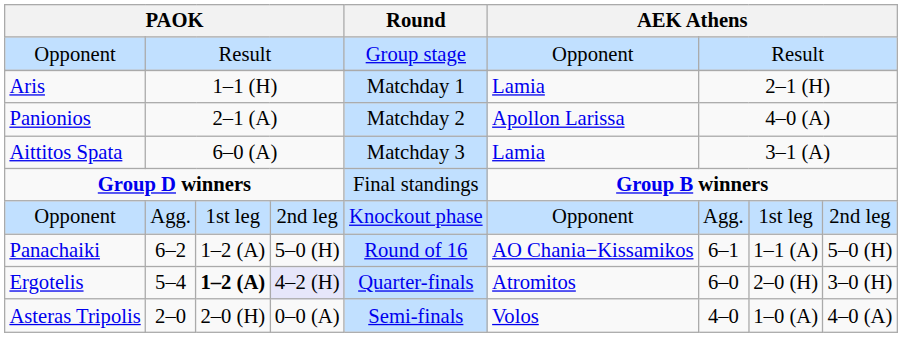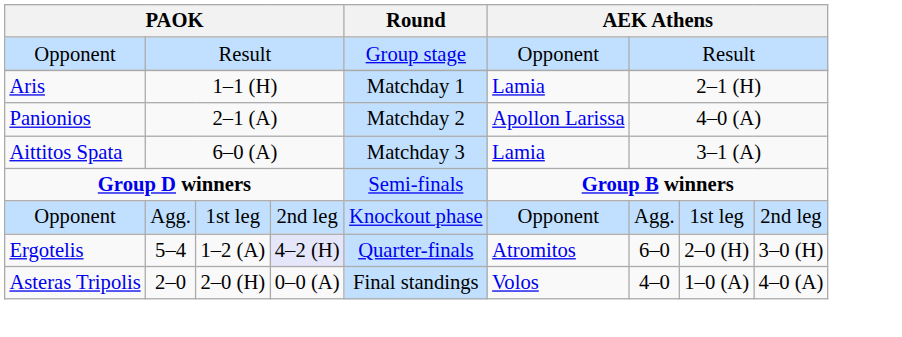(416, 184) Final standings -> (416, 184) Semi-finals
- row: (171, 250)
(233, 282) bold -> (233, 250) normal
(416, 315) Semi-finals -> (416, 282) Final standings
